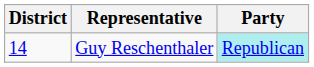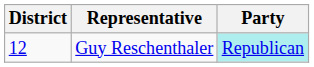(18, 47) 14 -> (18, 47) 12
